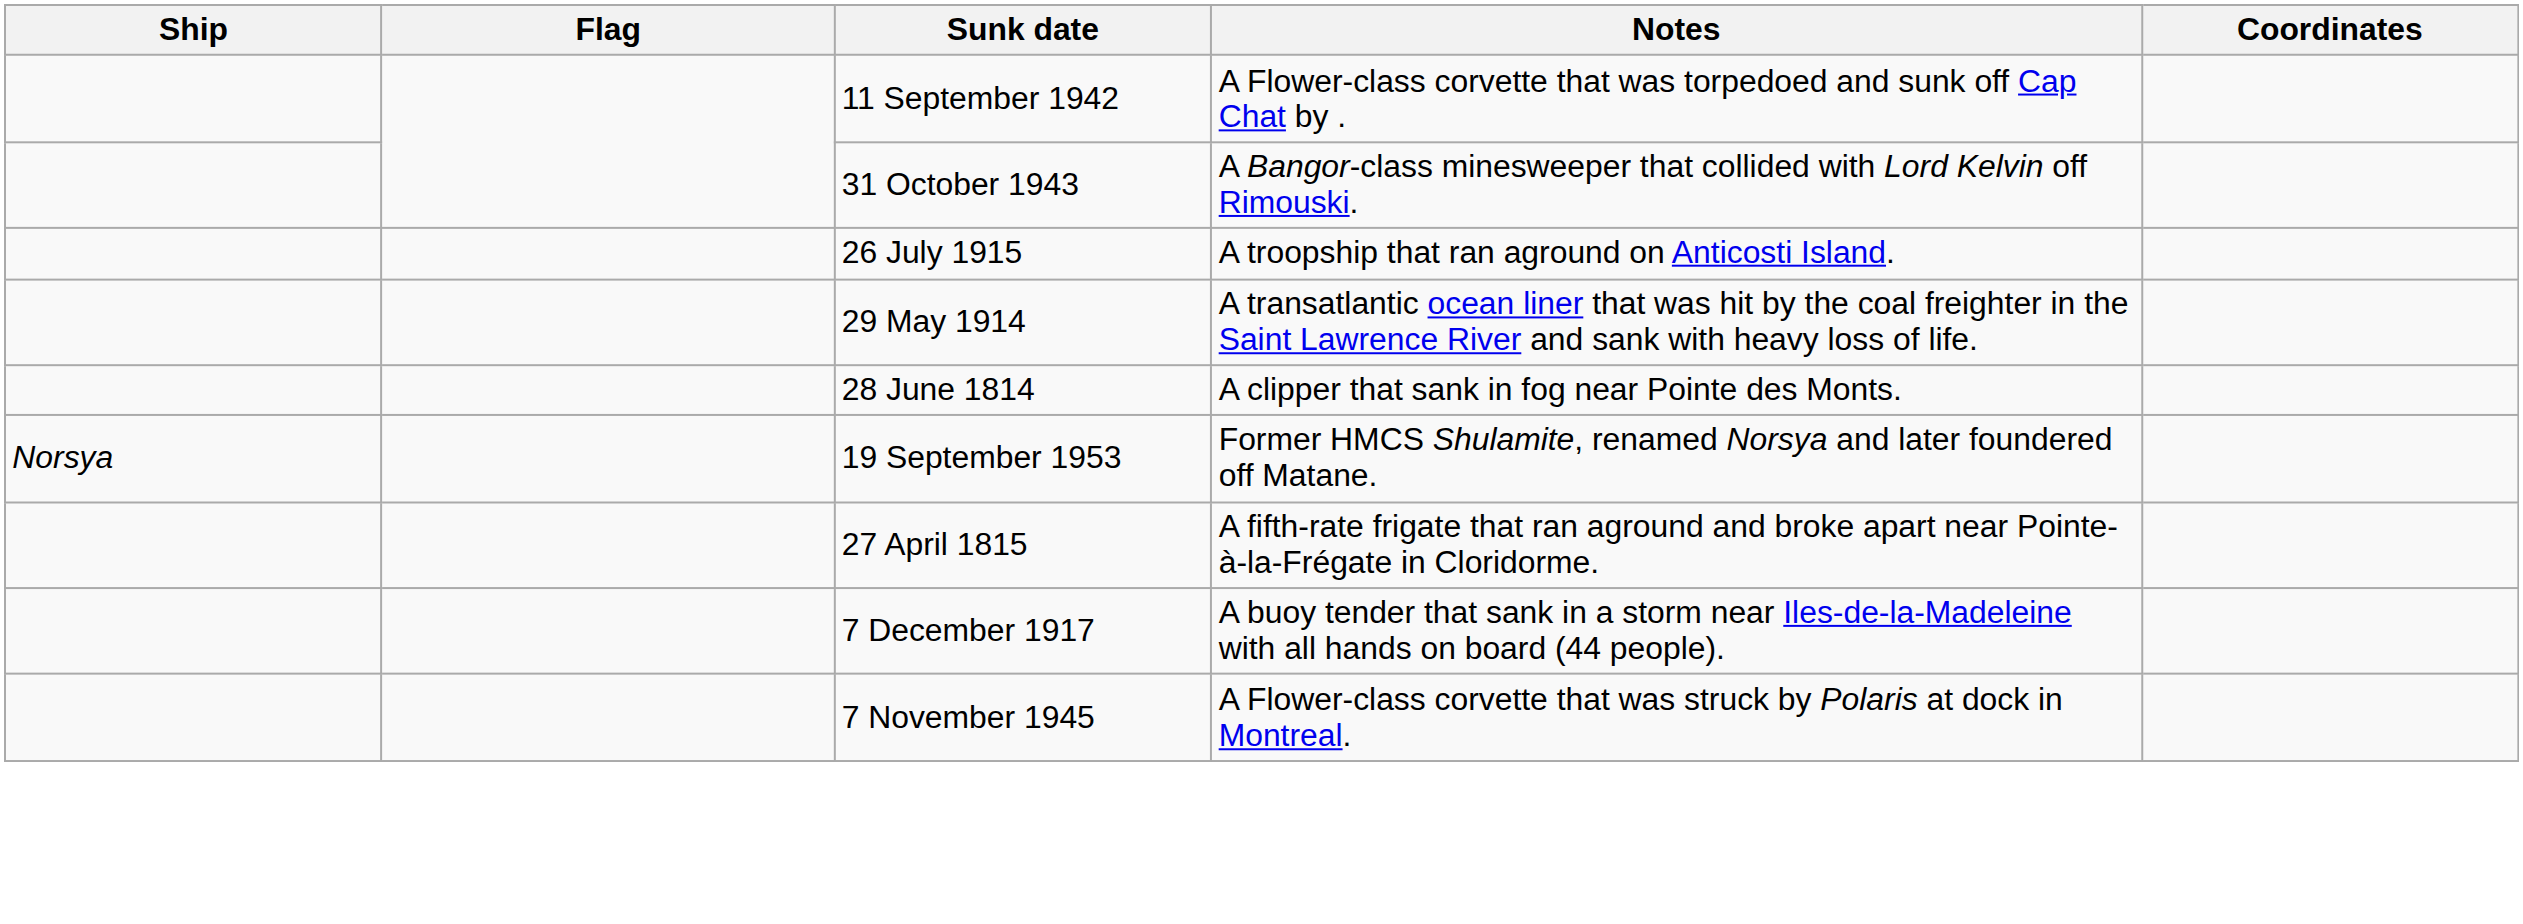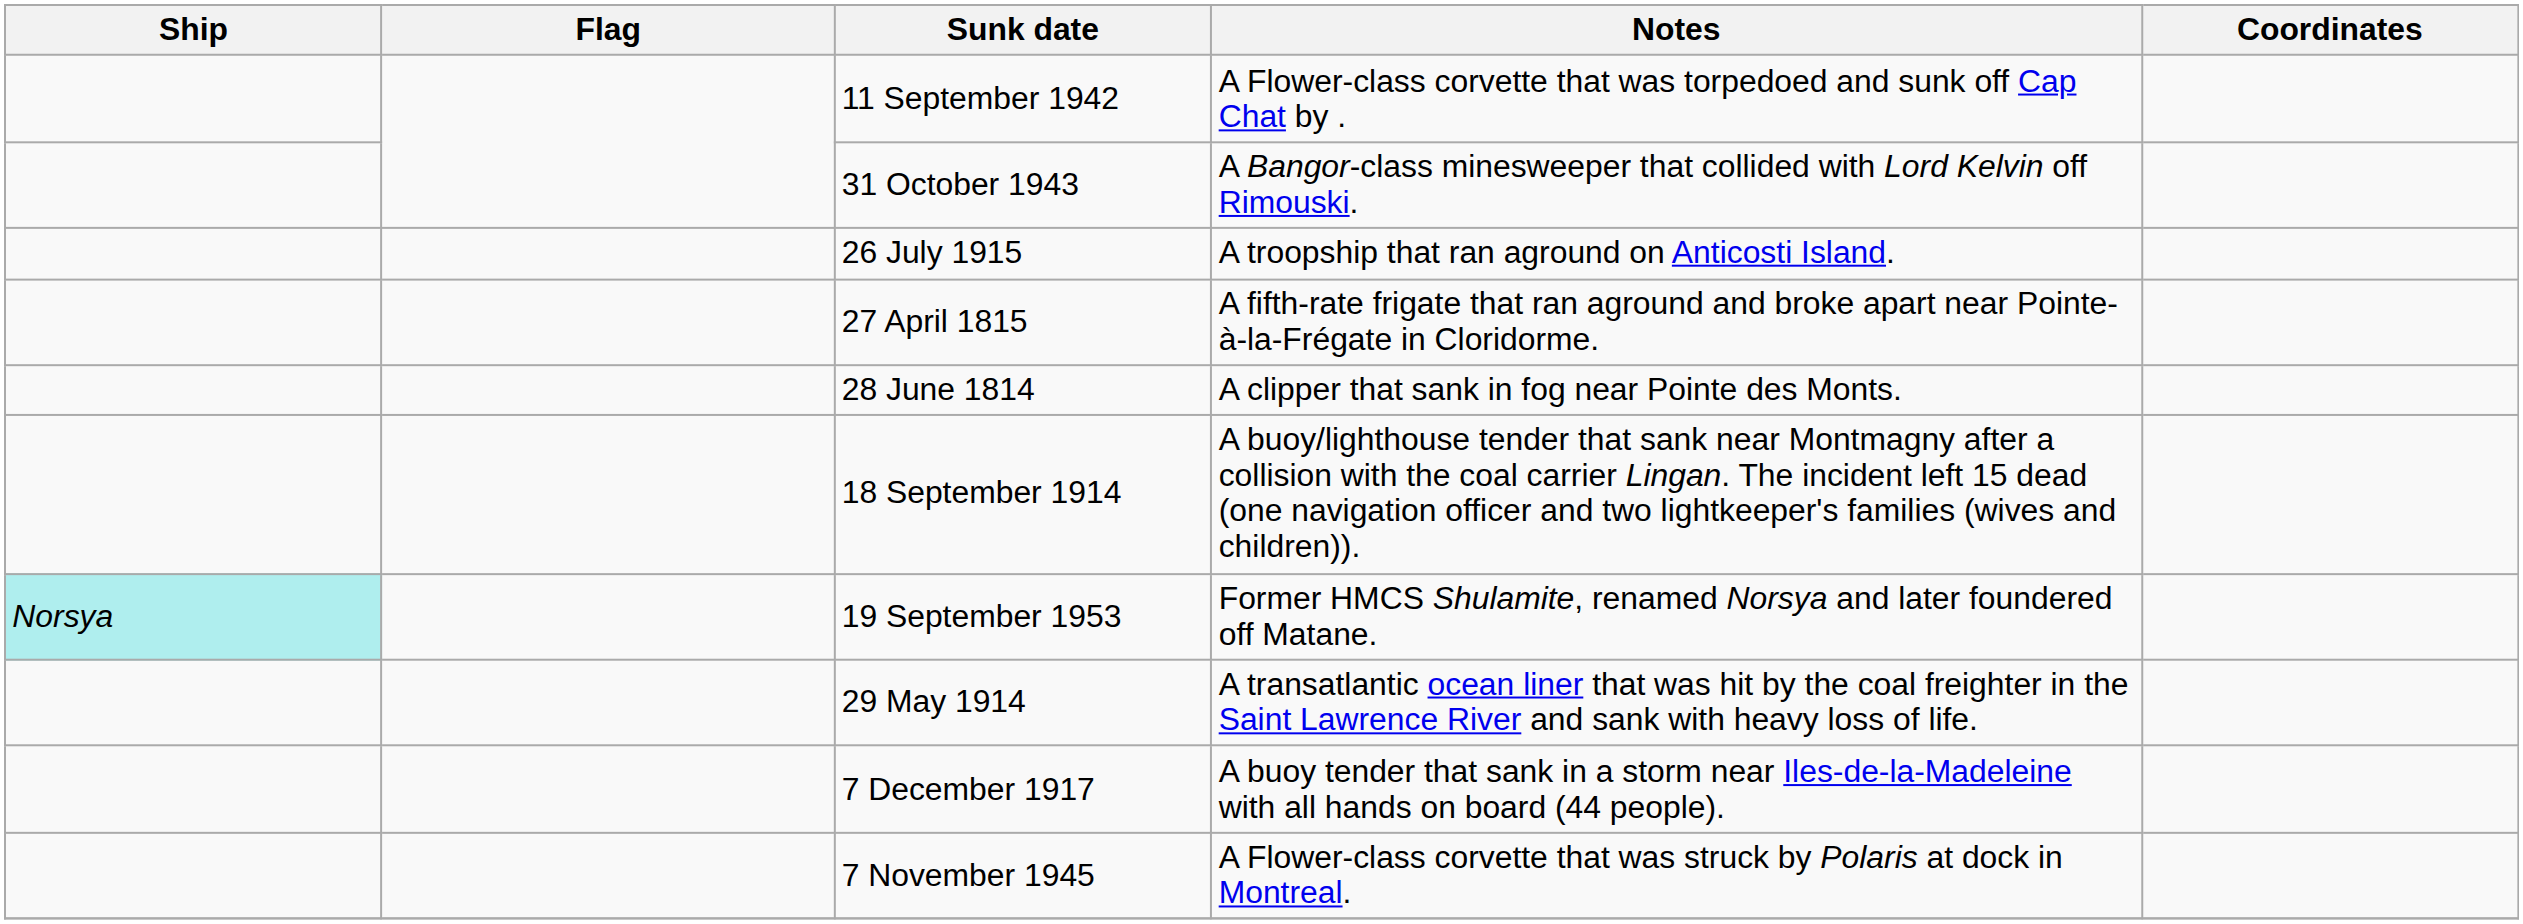rows swapped: (934, 321) <-> (935, 544)
+ row: (982, 493)
(63, 458) no background -> (63, 616) paleturquoise background
